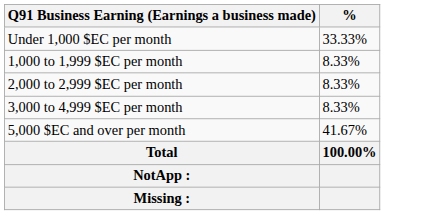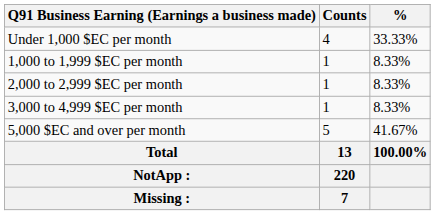+ column: (344, 15)
